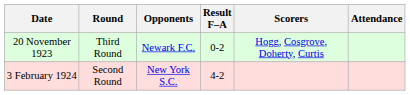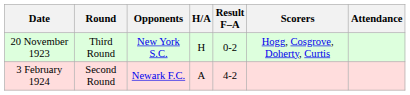+ column: (201, 18)
(168, 47) Newark F.C. -> (158, 47) New York S.C.
(168, 76) New York S.C. -> (158, 76) Newark F.C.
